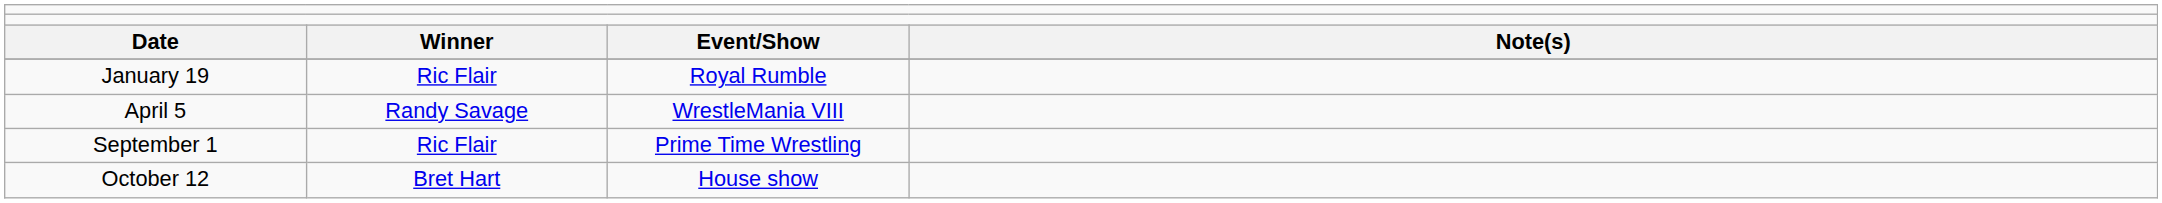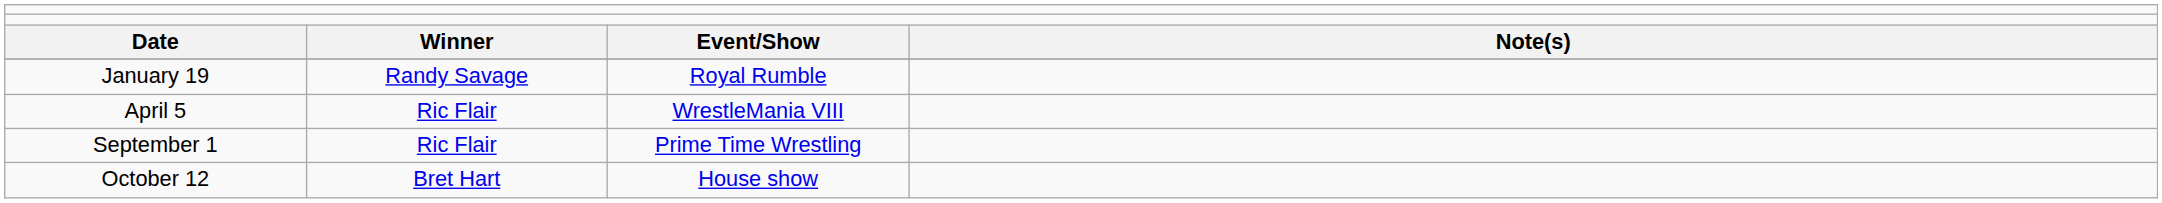(457, 76) Ric Flair -> (457, 76) Randy Savage
(457, 110) Randy Savage -> (457, 110) Ric Flair
